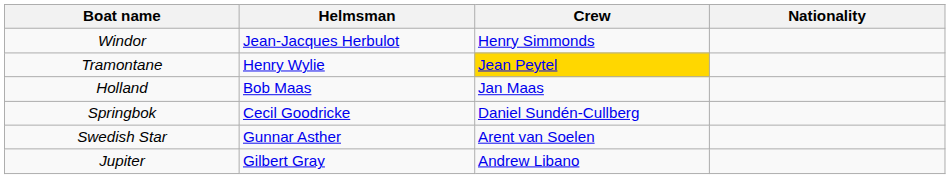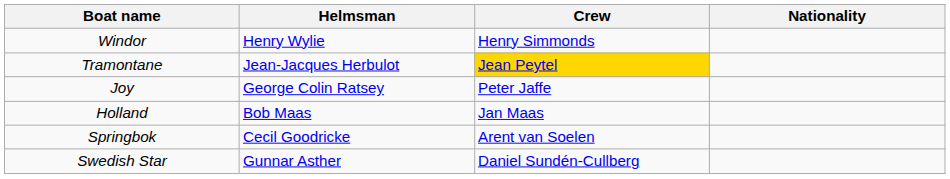(321, 40) Jean-Jacques Herbulot -> (284, 40) Henry Wylie
(284, 64) Henry Wylie -> (321, 64) Jean-Jacques Herbulot
+ row: (122, 88)
(559, 112) Daniel Sundén-Cullberg -> (536, 137) Arent van Soelen
(536, 137) Arent van Soelen -> (559, 161) Daniel Sundén-Cullberg
- row: (122, 161)
